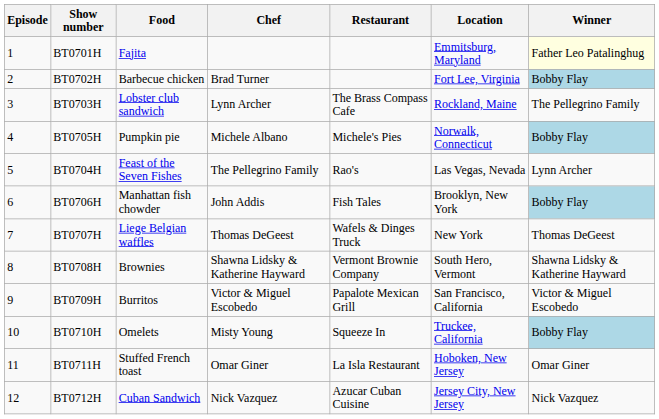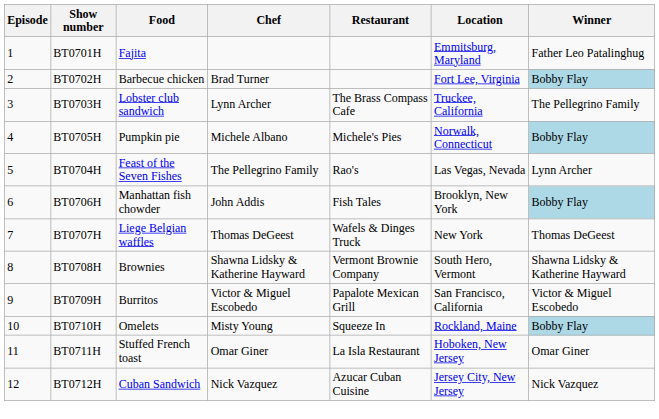(588, 53) lightyellow background -> (588, 53) no background
(475, 104) Rockland, Maine -> (458, 104) Truckee, California
(458, 332) Truckee, California -> (475, 325) Rockland, Maine
